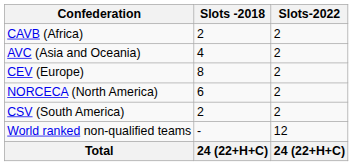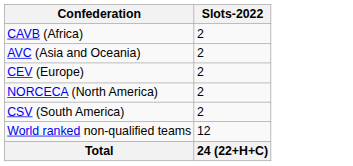- column: (233, 14)
